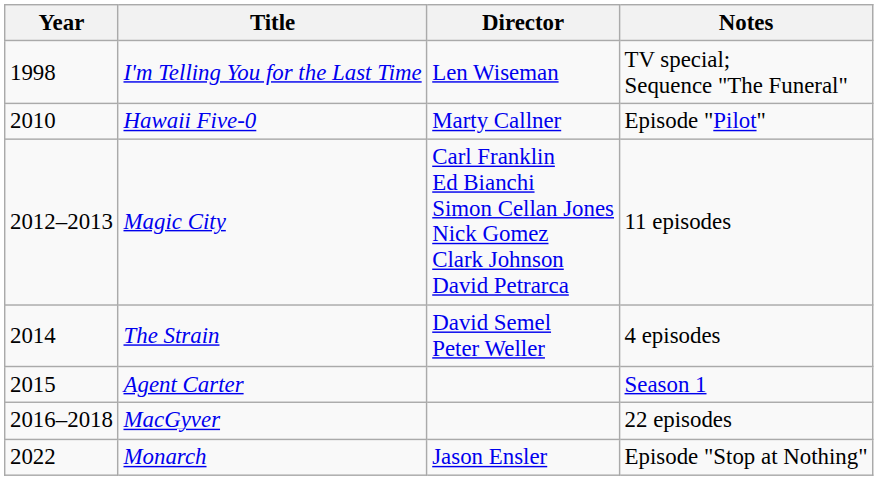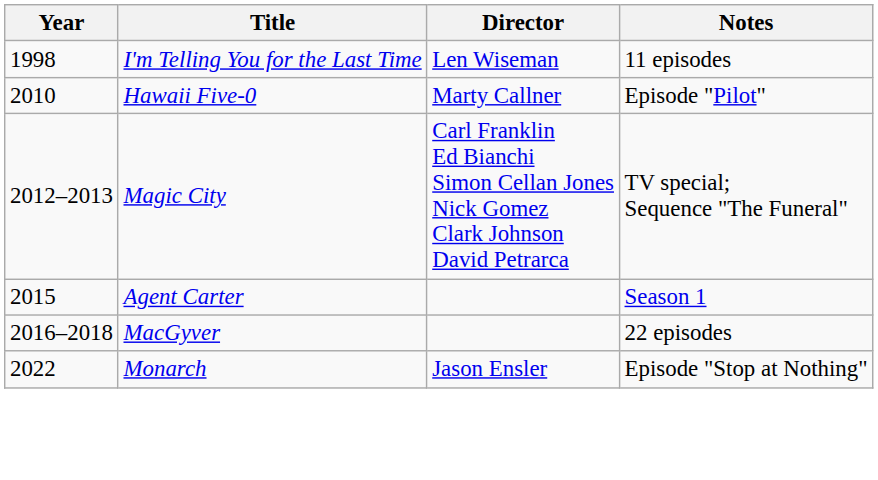(736, 71) TV special; Sequence "The Funeral" -> (678, 58) 11 episodes
(678, 221) 11 episodes -> (736, 195) TV special; Sequence "The Funeral"
- row: (171, 335)
